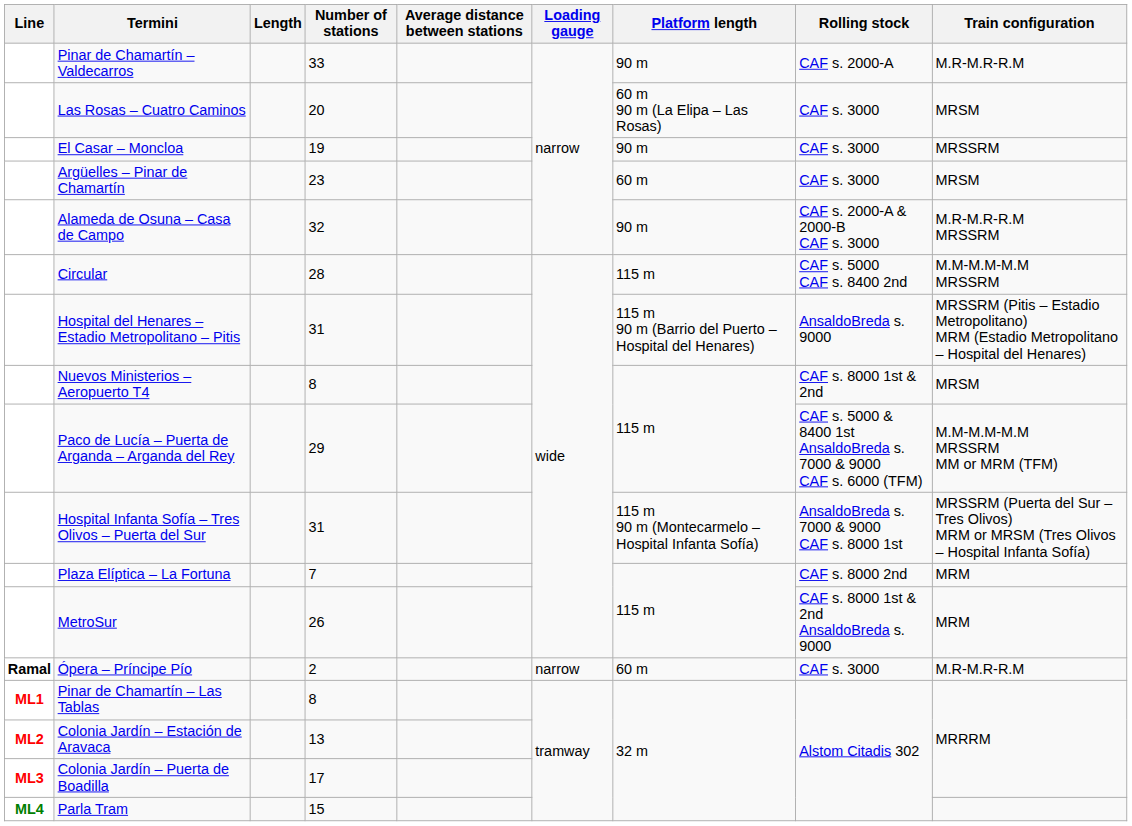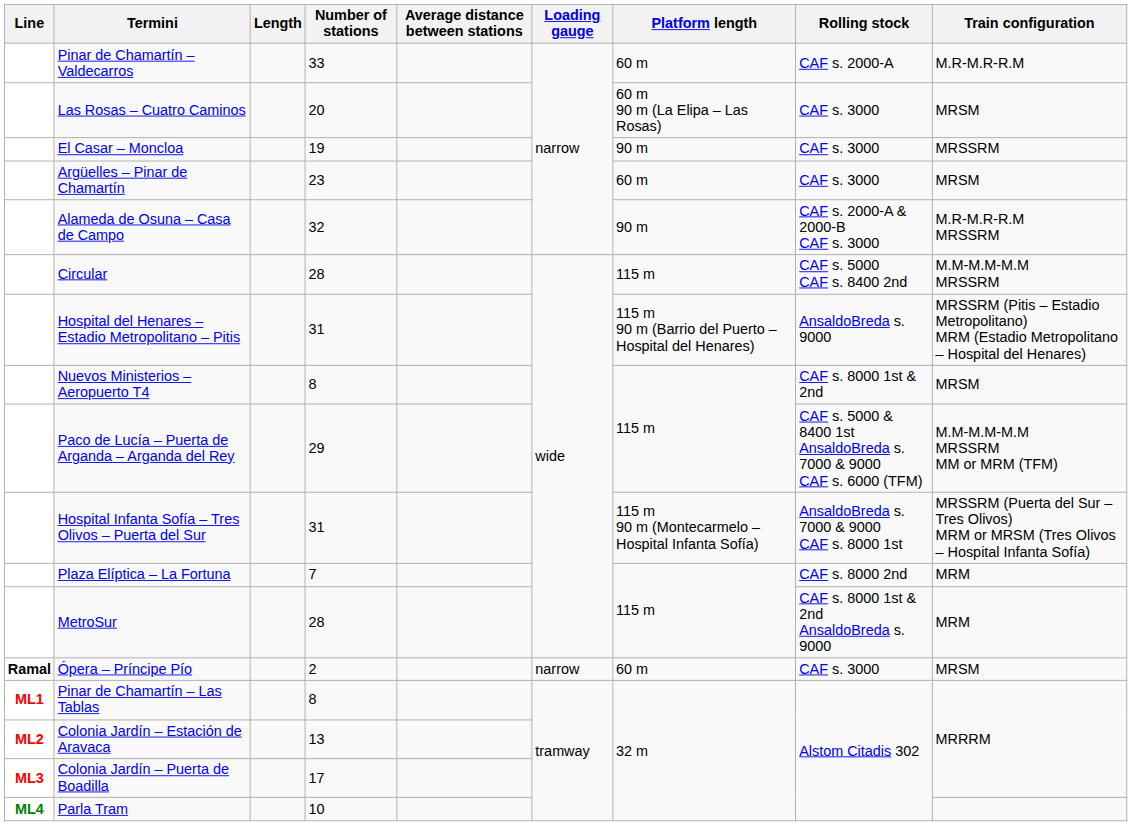(632, 63) 90 m -> (632, 63) 60 m
(317, 622) 26 -> (317, 622) 28
(980, 669) M.R-M.R-R.M -> (958, 669) MRSM
(317, 809) 15 -> (317, 809) 10
